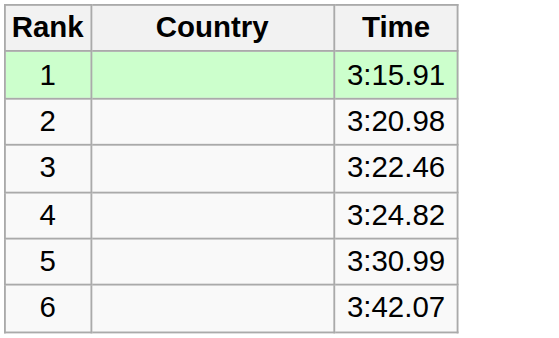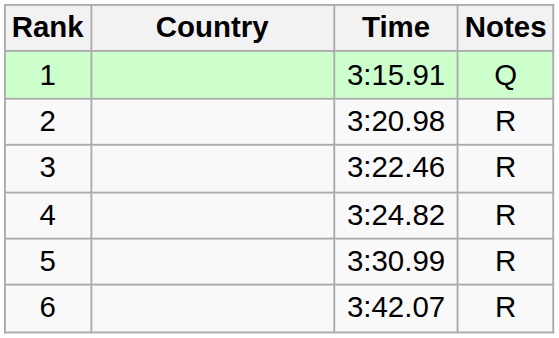+ column: (506, 27)
